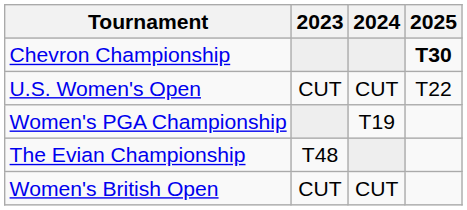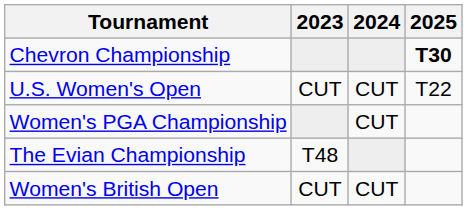(377, 122) T19 -> (377, 122) CUT
